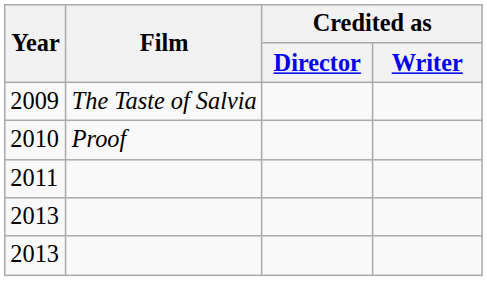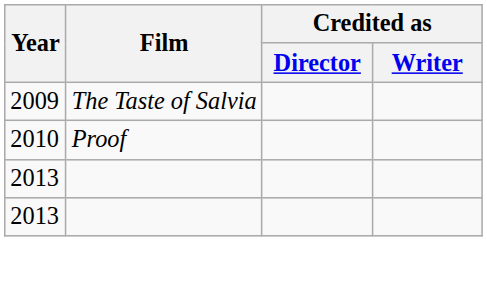- row: (34, 178)
